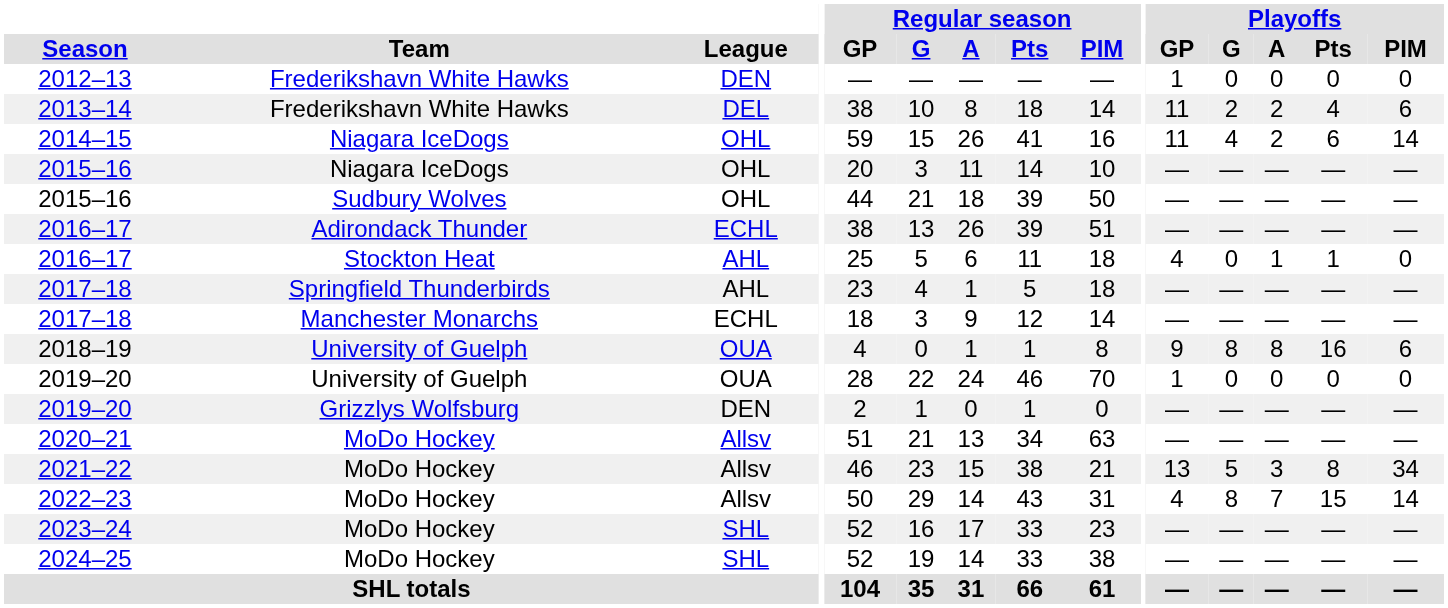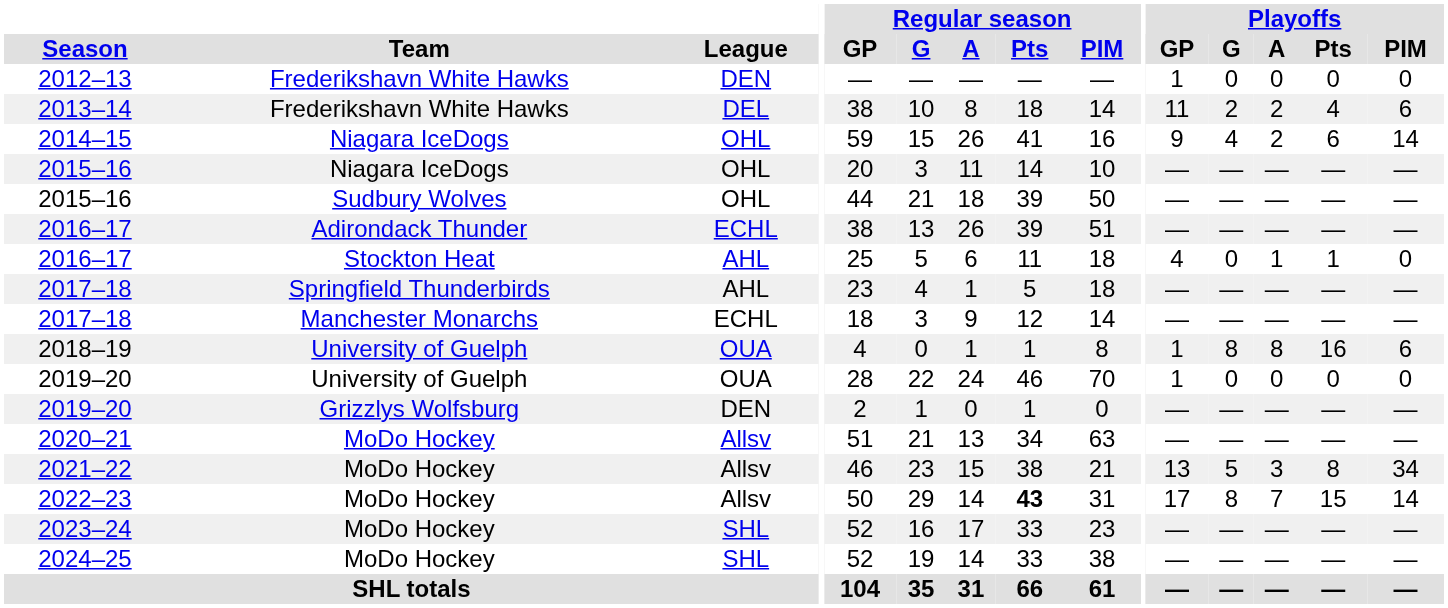(1177, 138) 11 -> (1177, 138) 9
(1177, 348) 9 -> (1177, 348) 1
(1030, 498) normal -> (1030, 498) bold
(1177, 498) 4 -> (1177, 498) 17
